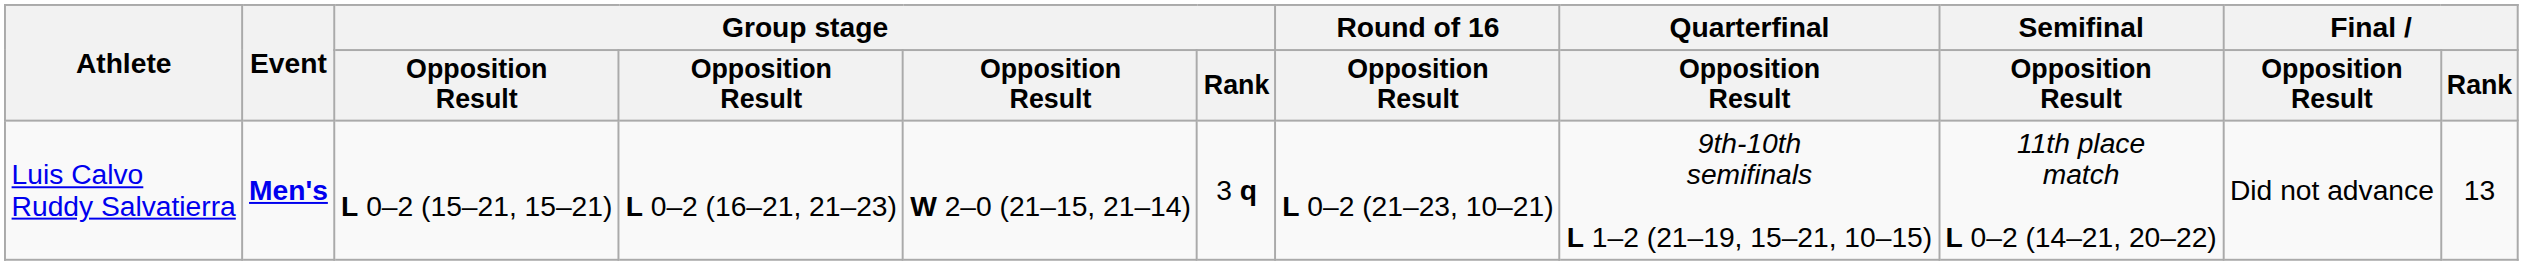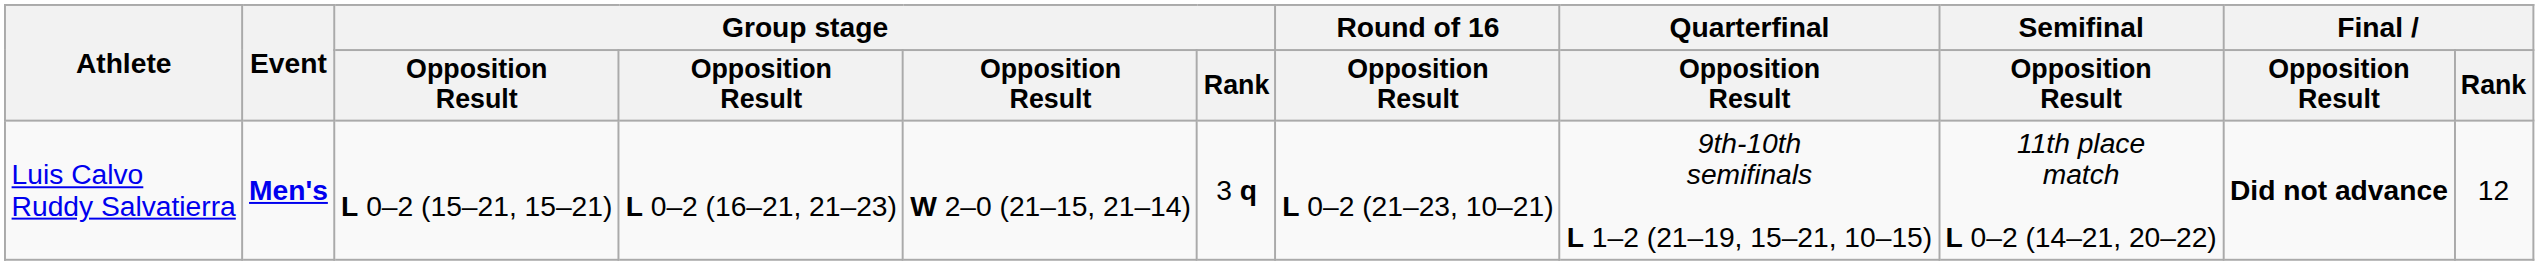(2332, 191) normal -> (2339, 191) bold
(2480, 191) 13 -> (2494, 191) 12
